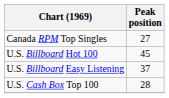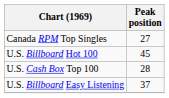rows swapped: (65, 69) <-> (52, 85)
